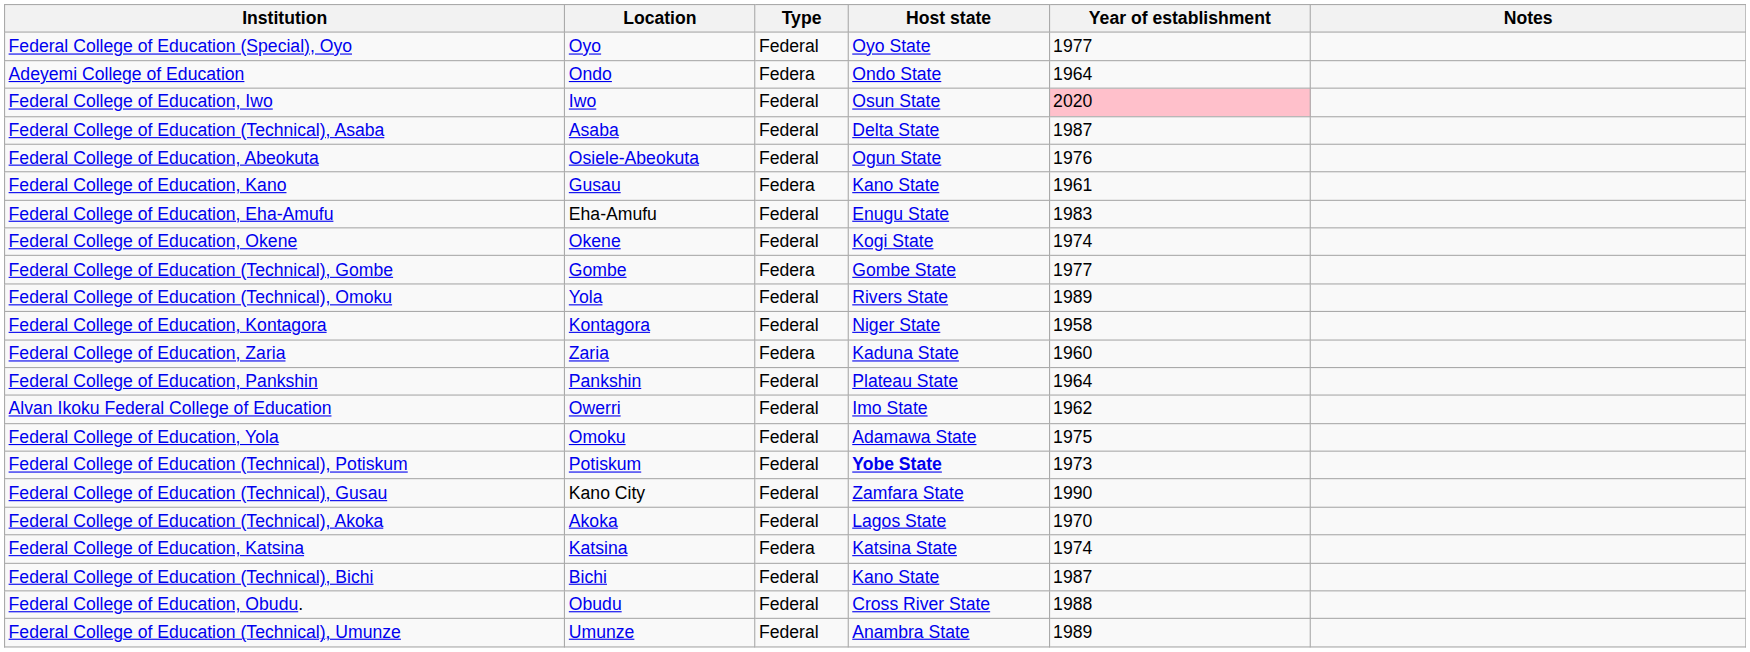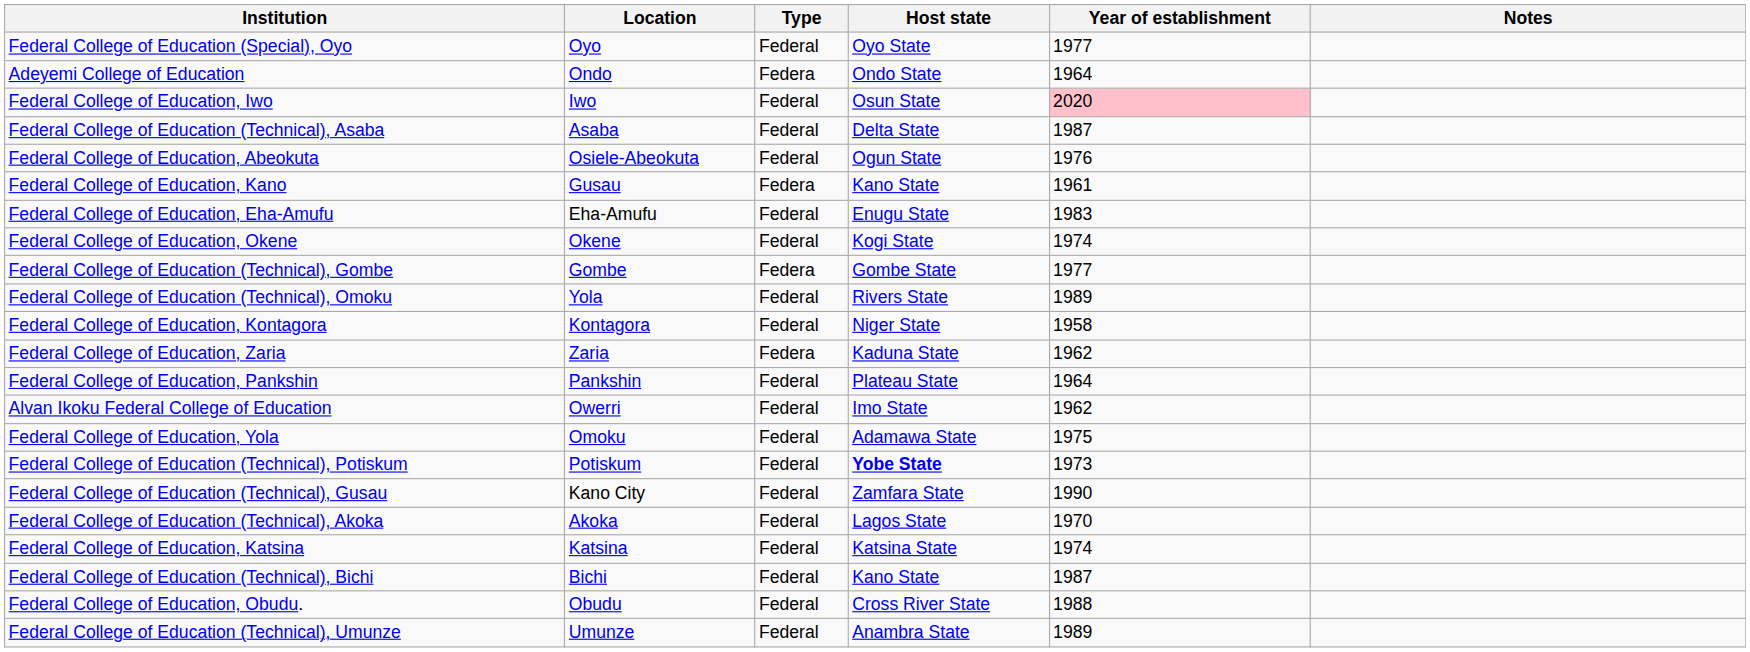(1073, 353) 1960 -> (1073, 353) 1962
(787, 548) Federa -> (789, 548) Federal
